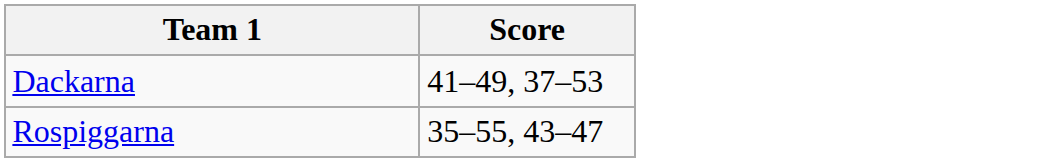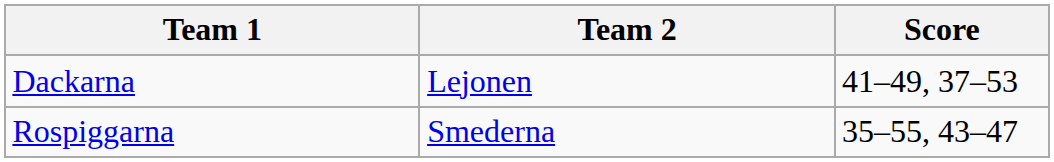+ column: (627, 29)
